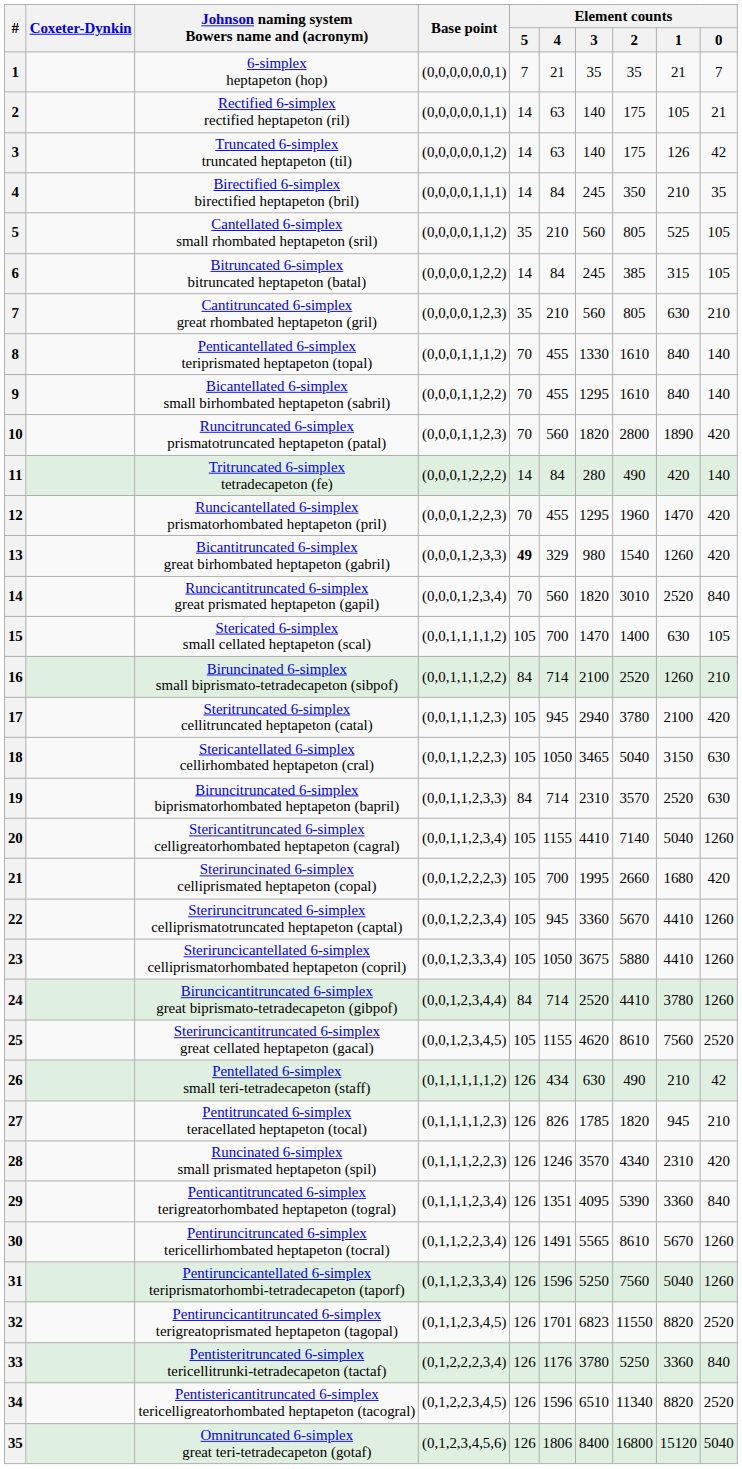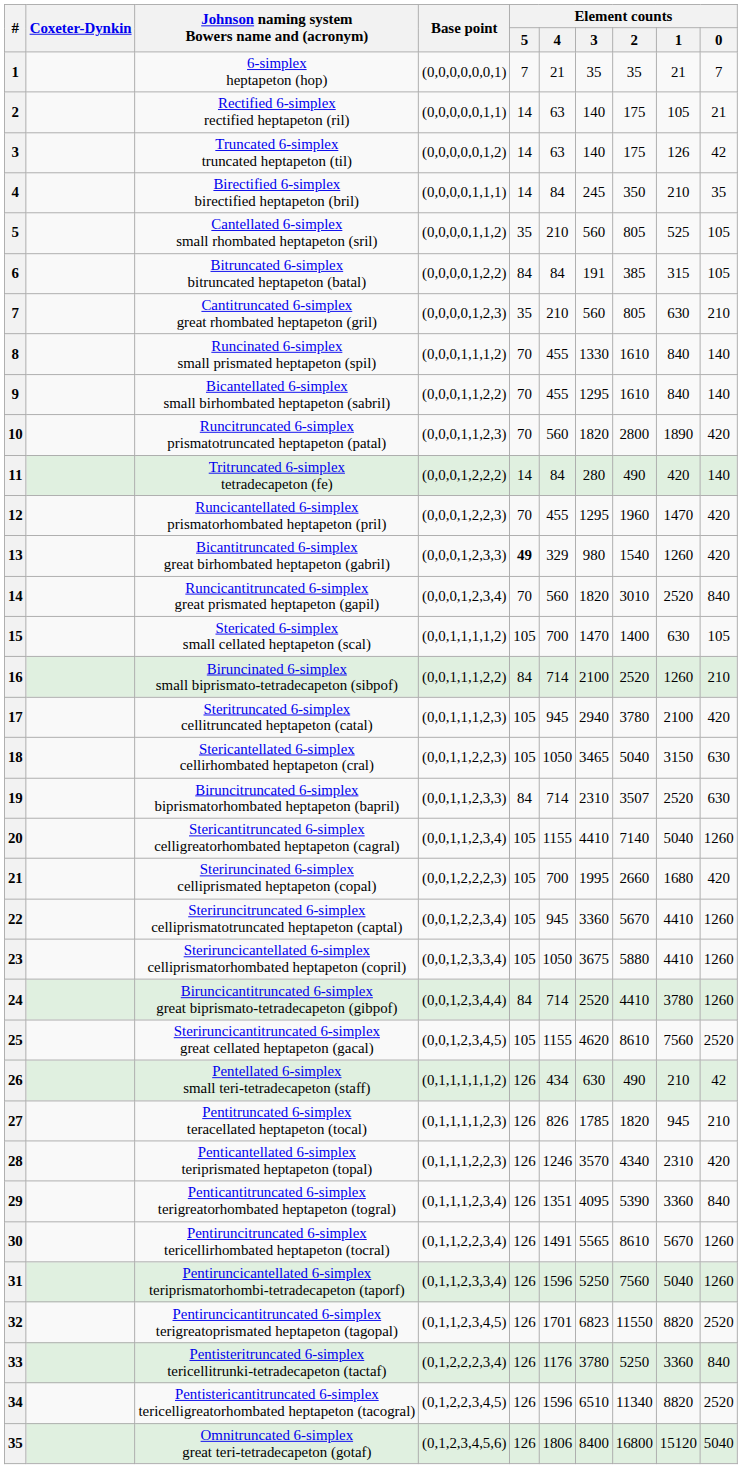(524, 273) 14 -> (524, 273) 84
(594, 273) 245 -> (594, 273) 191
(277, 354) Penticantellated 6-simplex teriprismated heptapeton (topal) -> (277, 354) Runcinated 6-simplex small prismated heptapeton (spil)
(634, 797) 3570 -> (634, 797) 3507
(277, 1161) Runcinated 6-simplex small prismated heptapeton (spil) -> (277, 1161) Penticantellated 6-simplex teriprismated heptapeton (topal)
